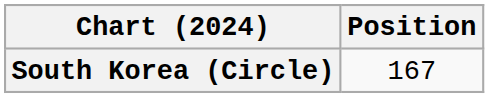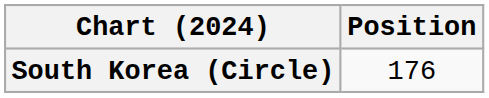(412, 71) 167 -> (412, 71) 176
